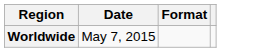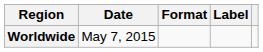+ column: (231, 15)
